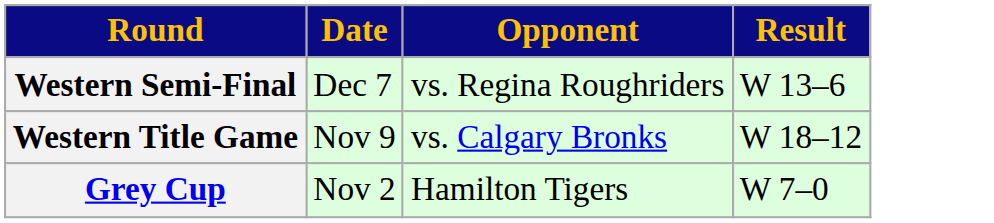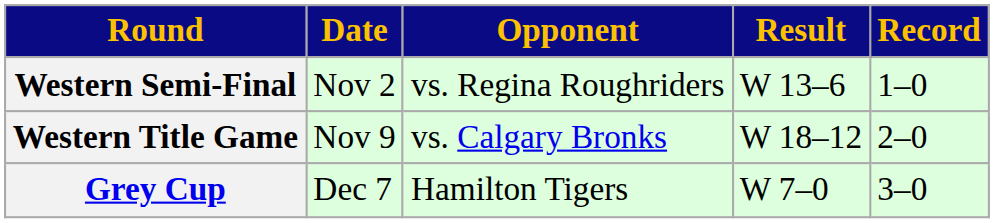+ column: (929, 30)
(353, 83) Dec 7 -> (355, 83) Nov 2
(355, 189) Nov 2 -> (353, 189) Dec 7
